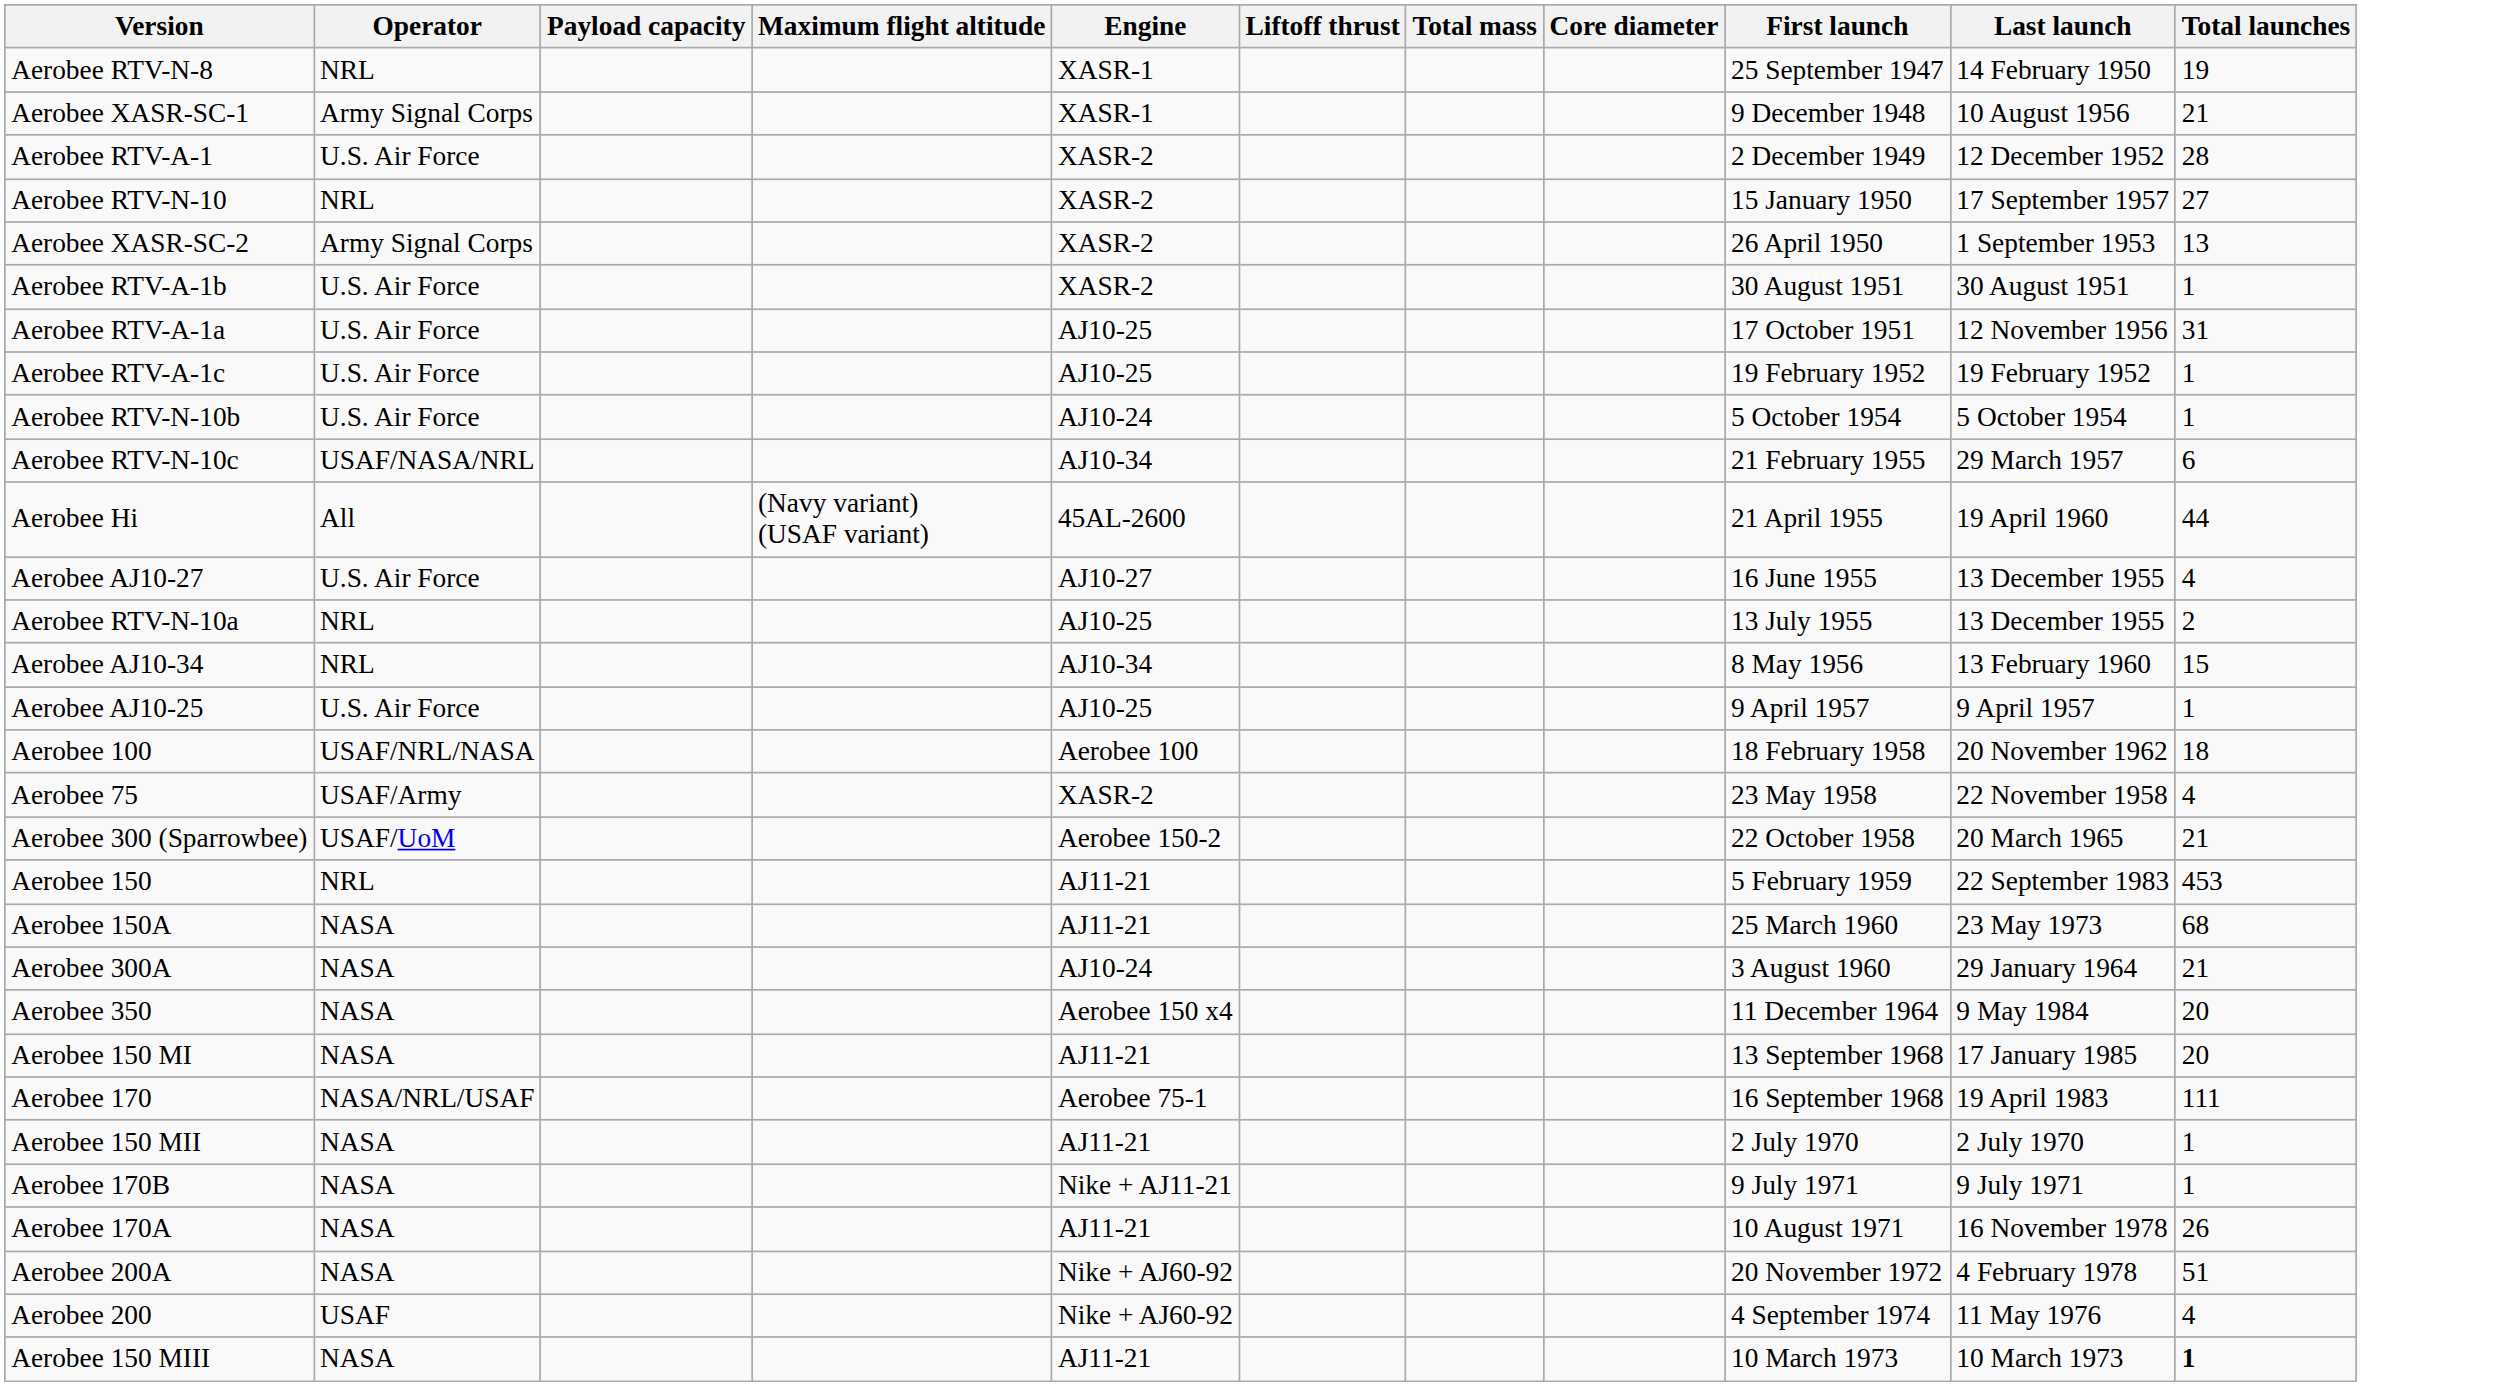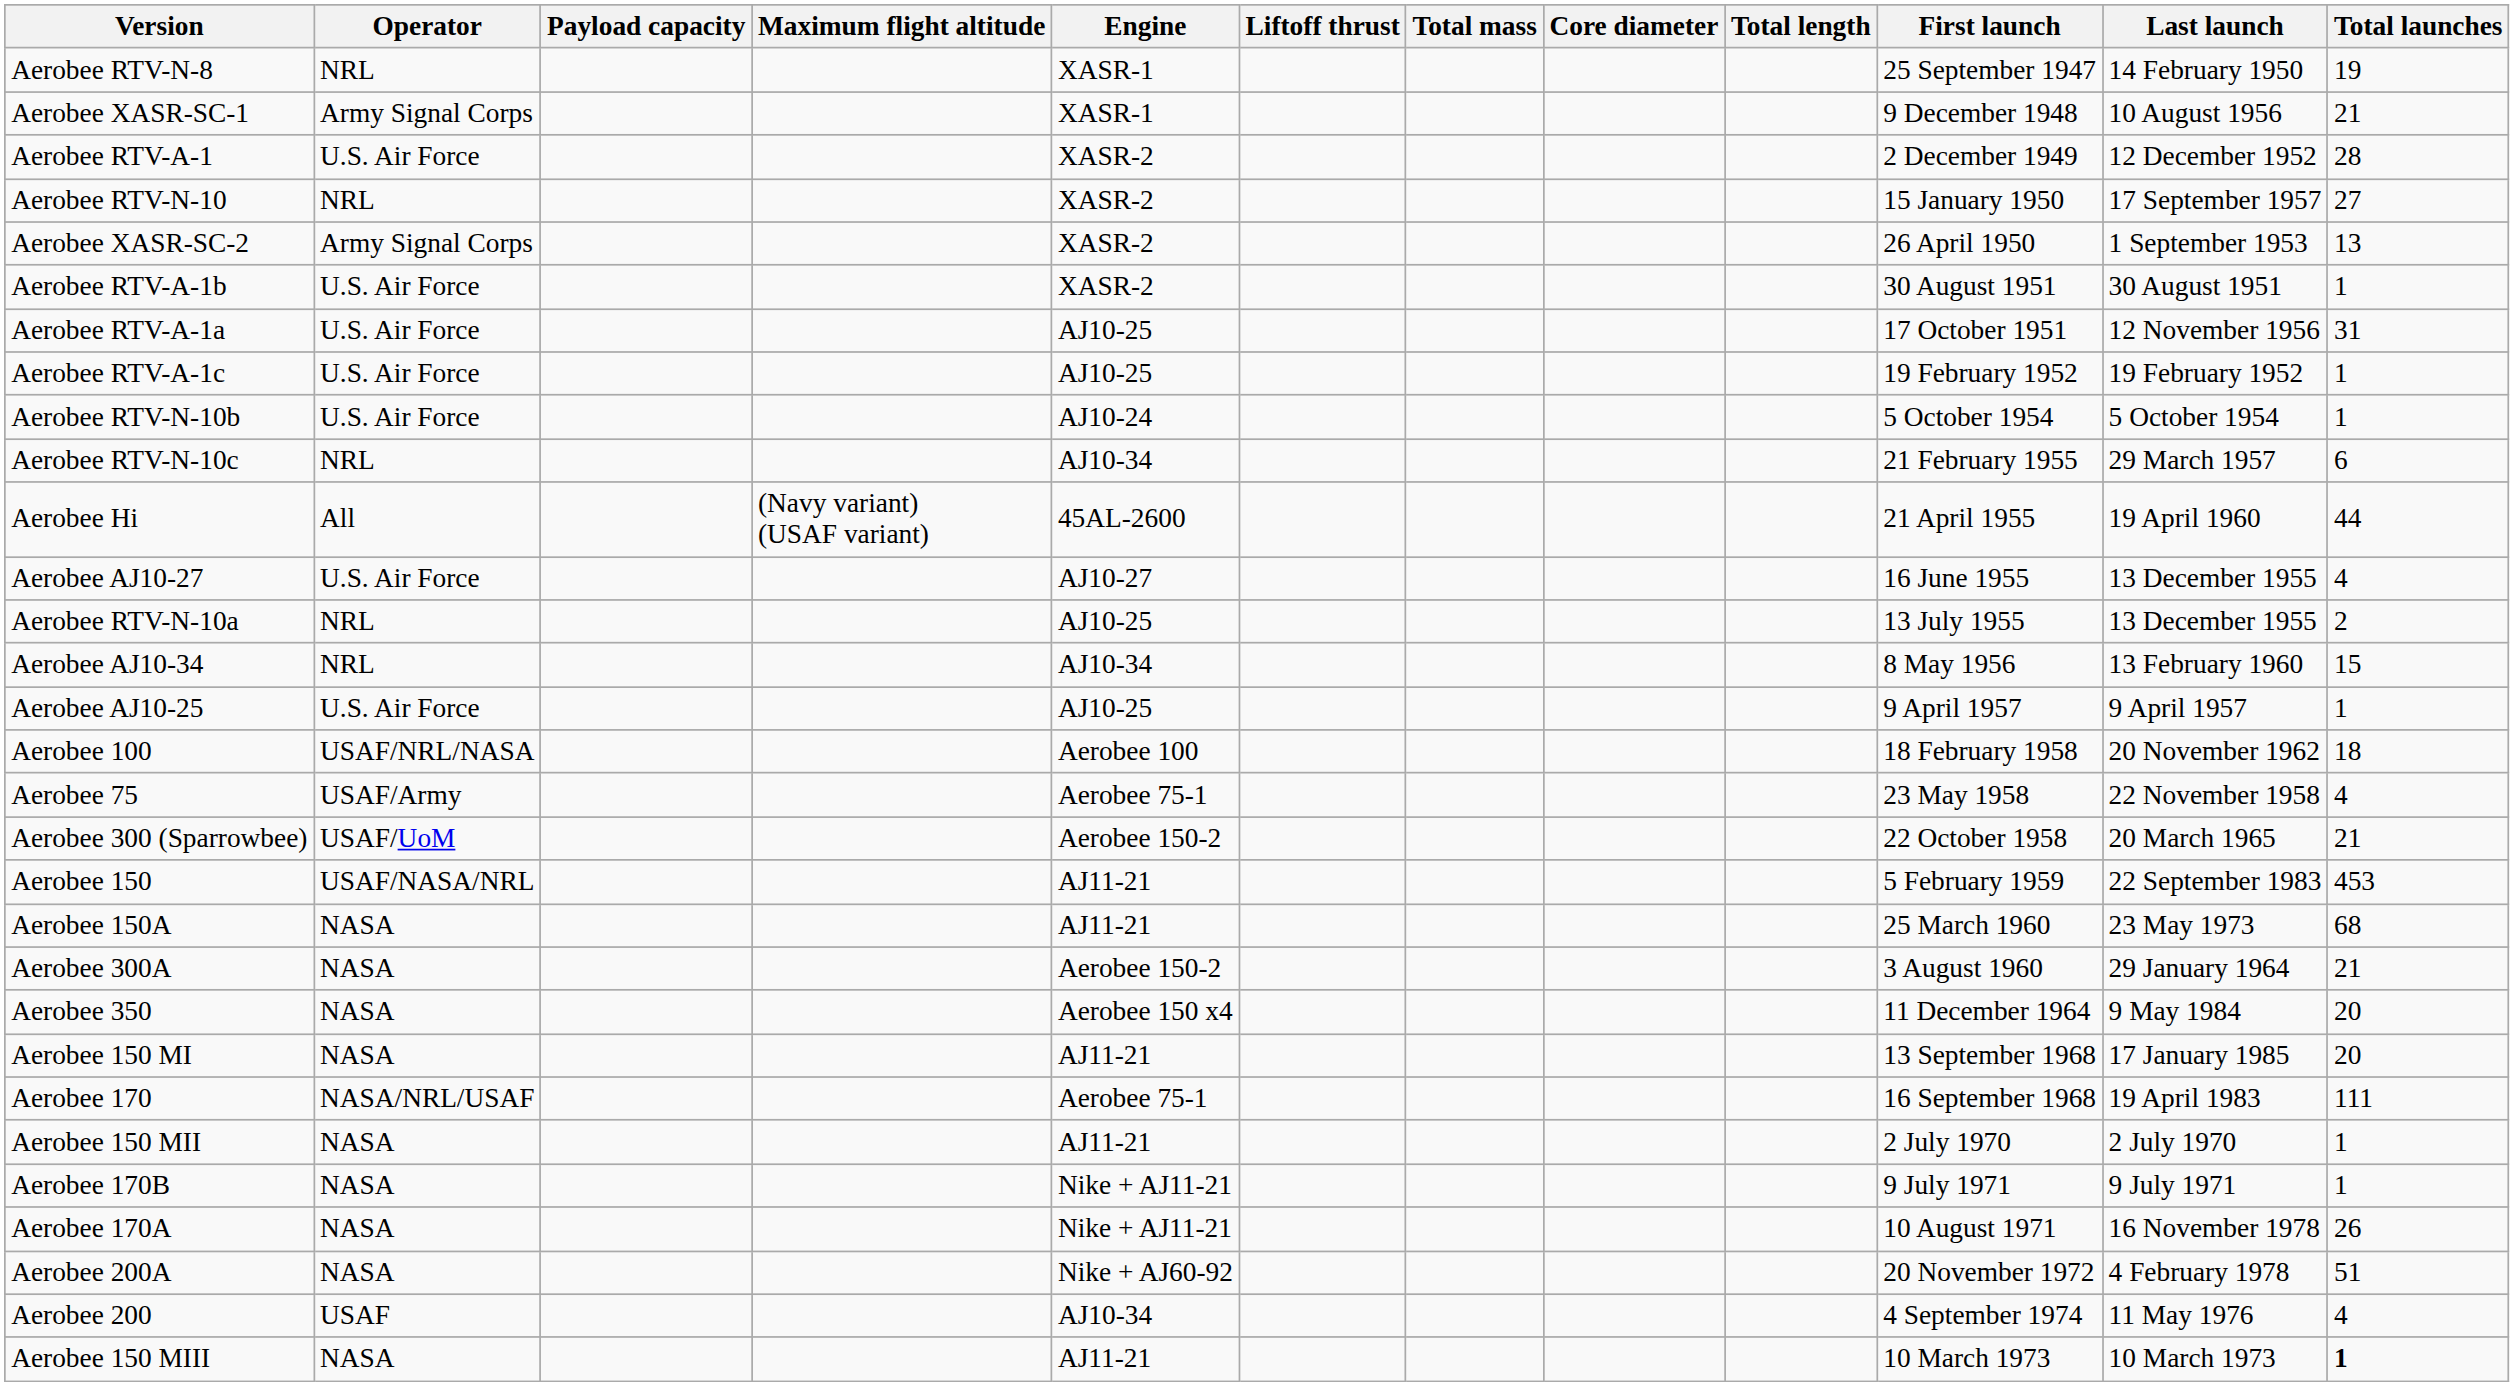+ column: (1801, 26)
(427, 460) USAF/NASA/NRL -> (347, 460) NRL
(1106, 794) XASR-2 -> (1133, 794) Aerobee 75-1
(347, 881) NRL -> (427, 881) USAF/NASA/NRL
(1105, 968) AJ10-24 -> (1140, 968) Aerobee 150-2
(1105, 1228) AJ11-21 -> (1145, 1228) Nike + AJ11-21
(1145, 1315) Nike + AJ60-92 -> (1105, 1315) AJ10-34
